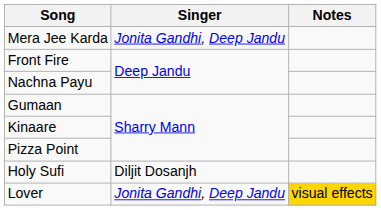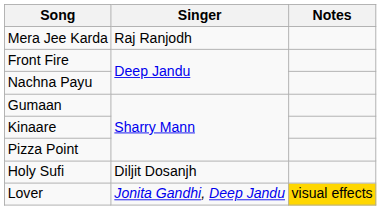(200, 37) Jonita Gandhi, Deep Jandu -> (153, 37) Raj Ranjodh
